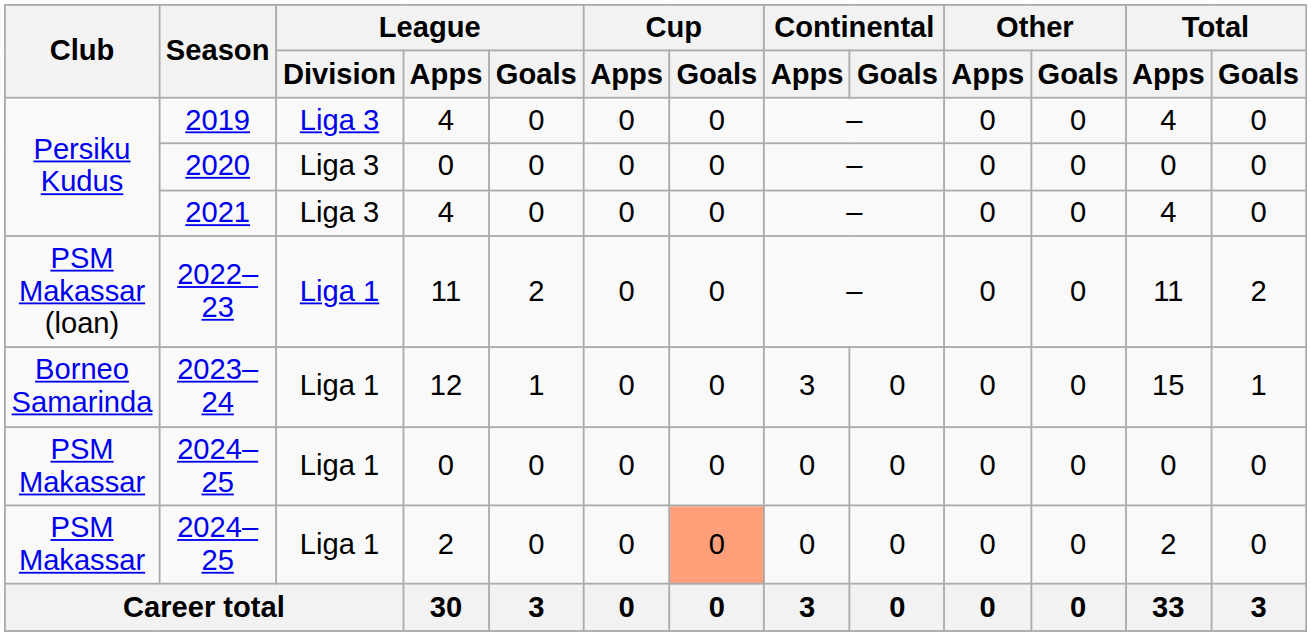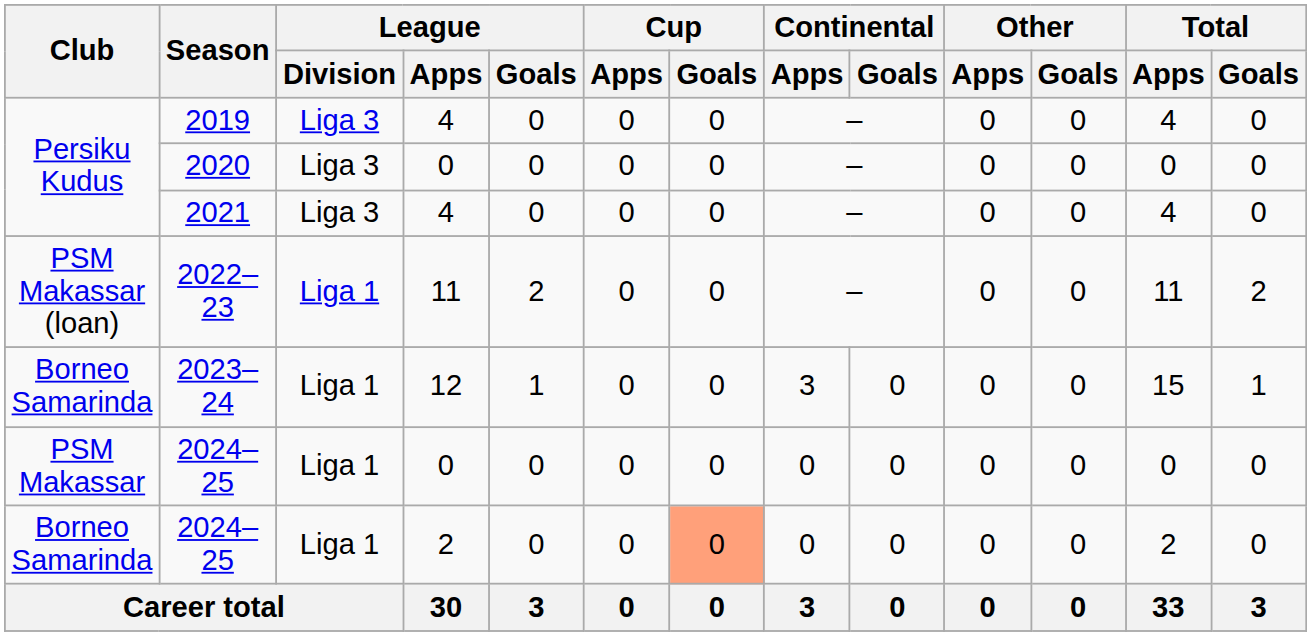(82, 544) PSM Makassar -> (82, 544) Borneo Samarinda
